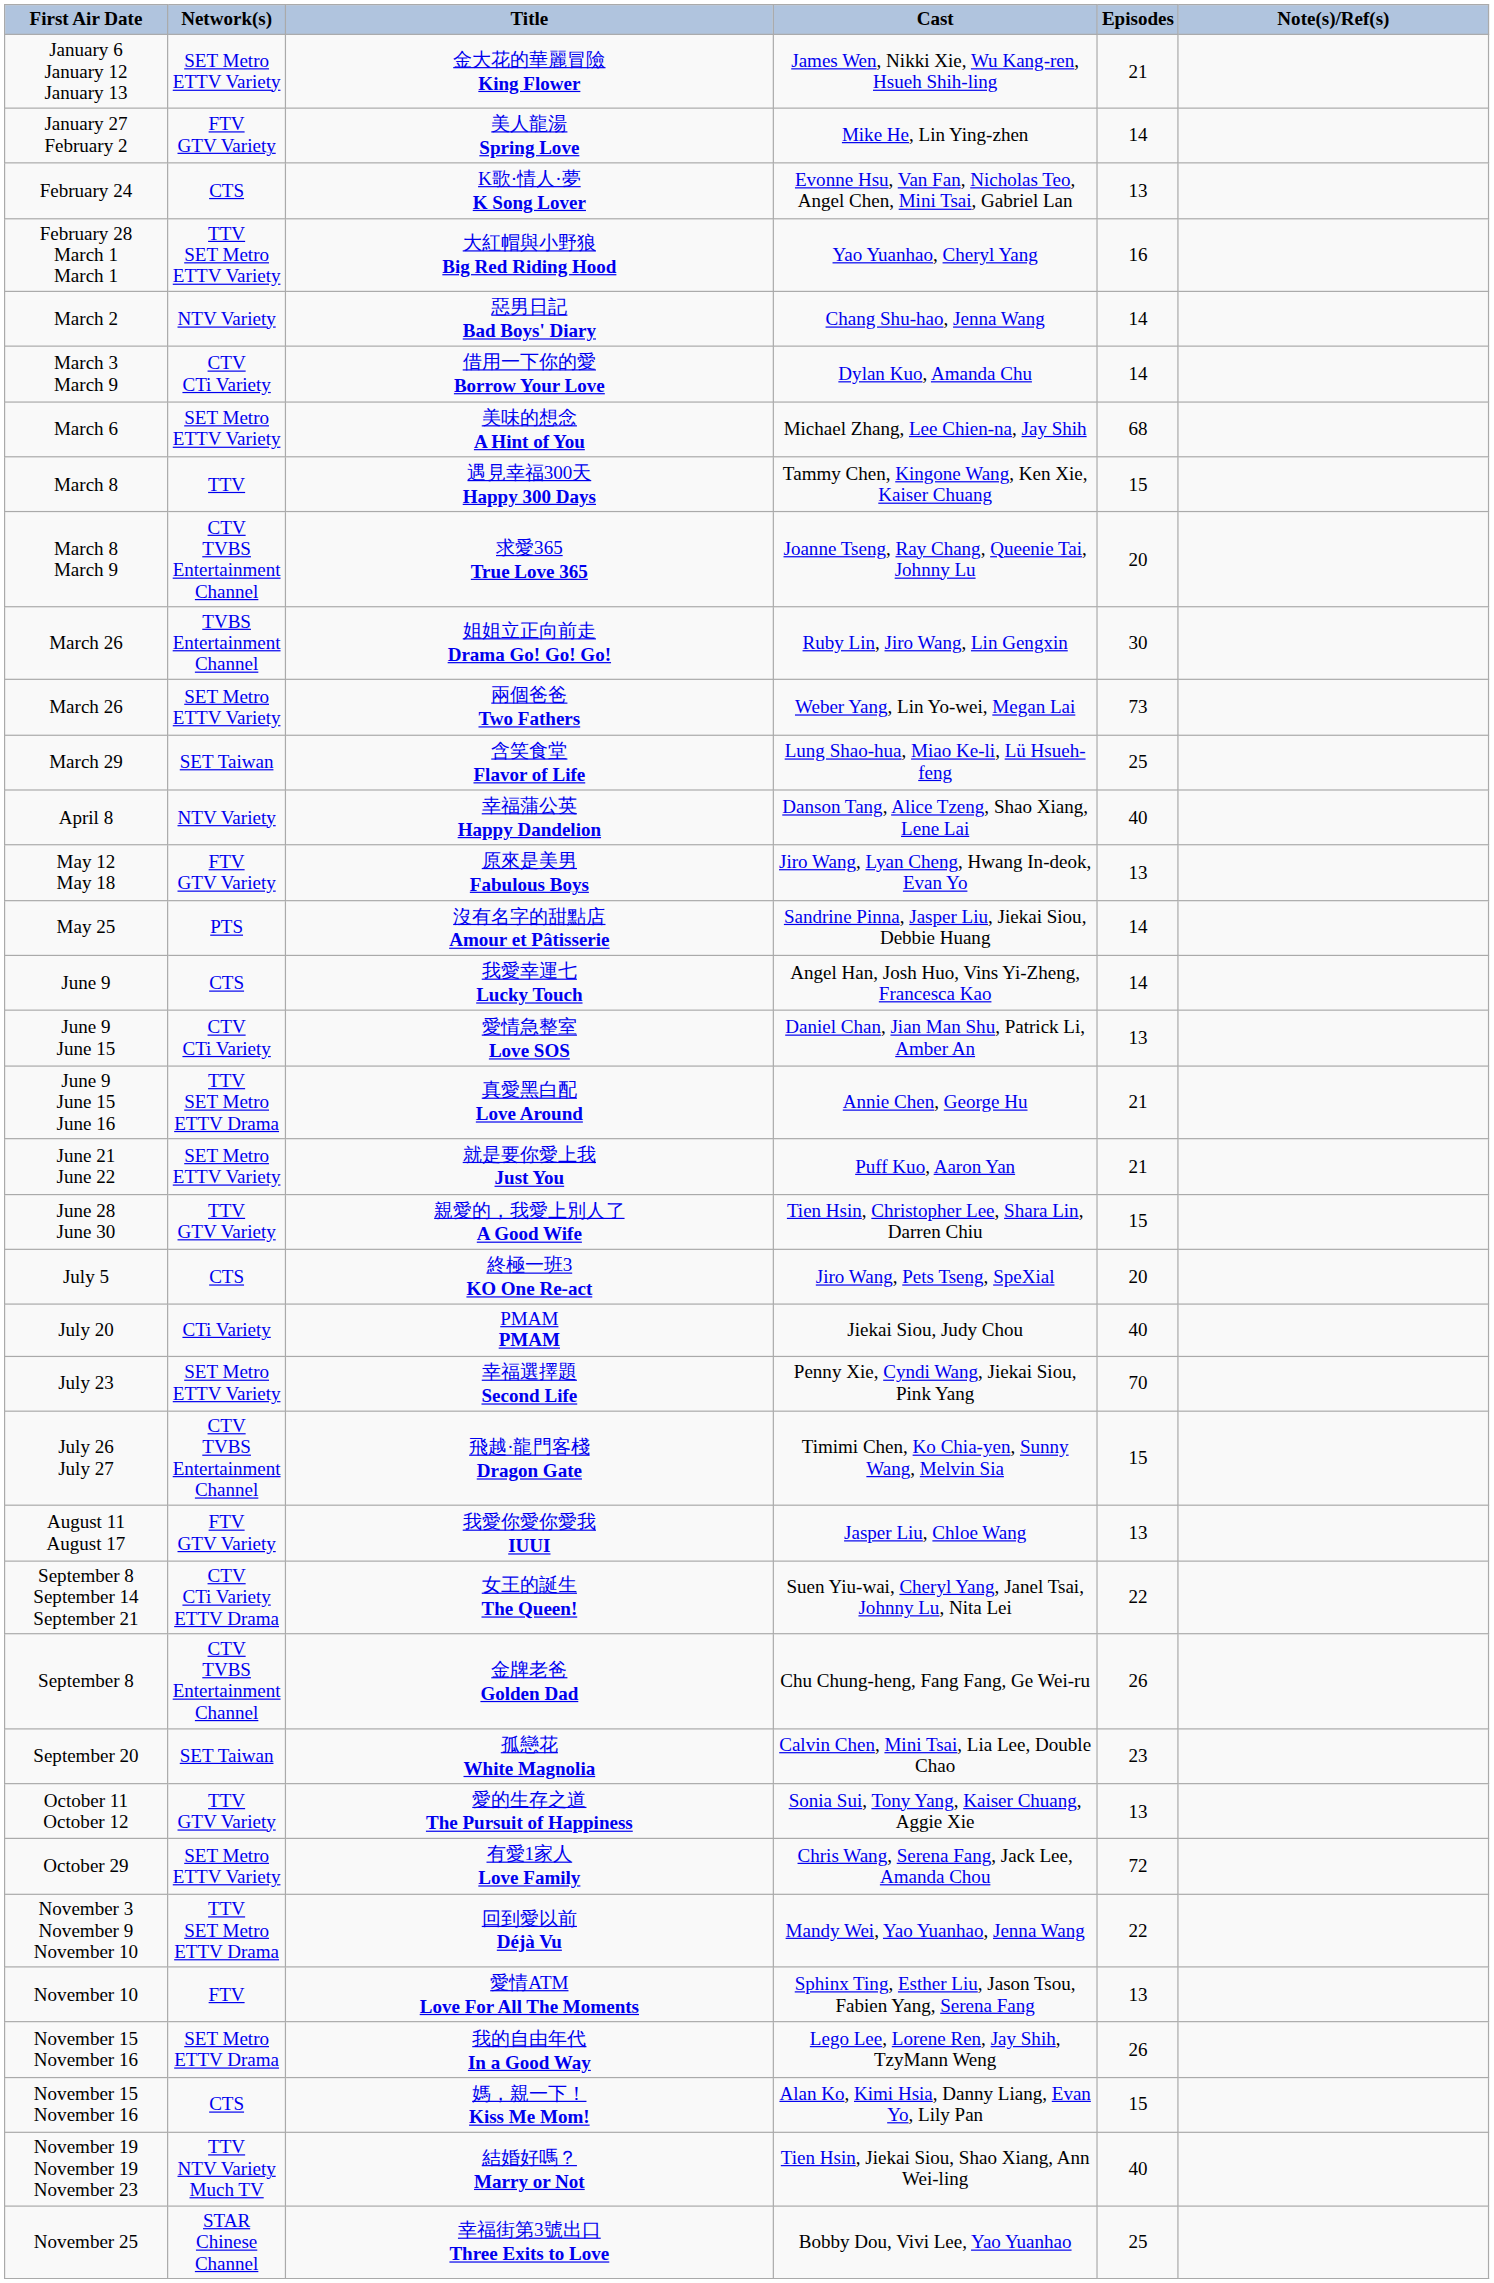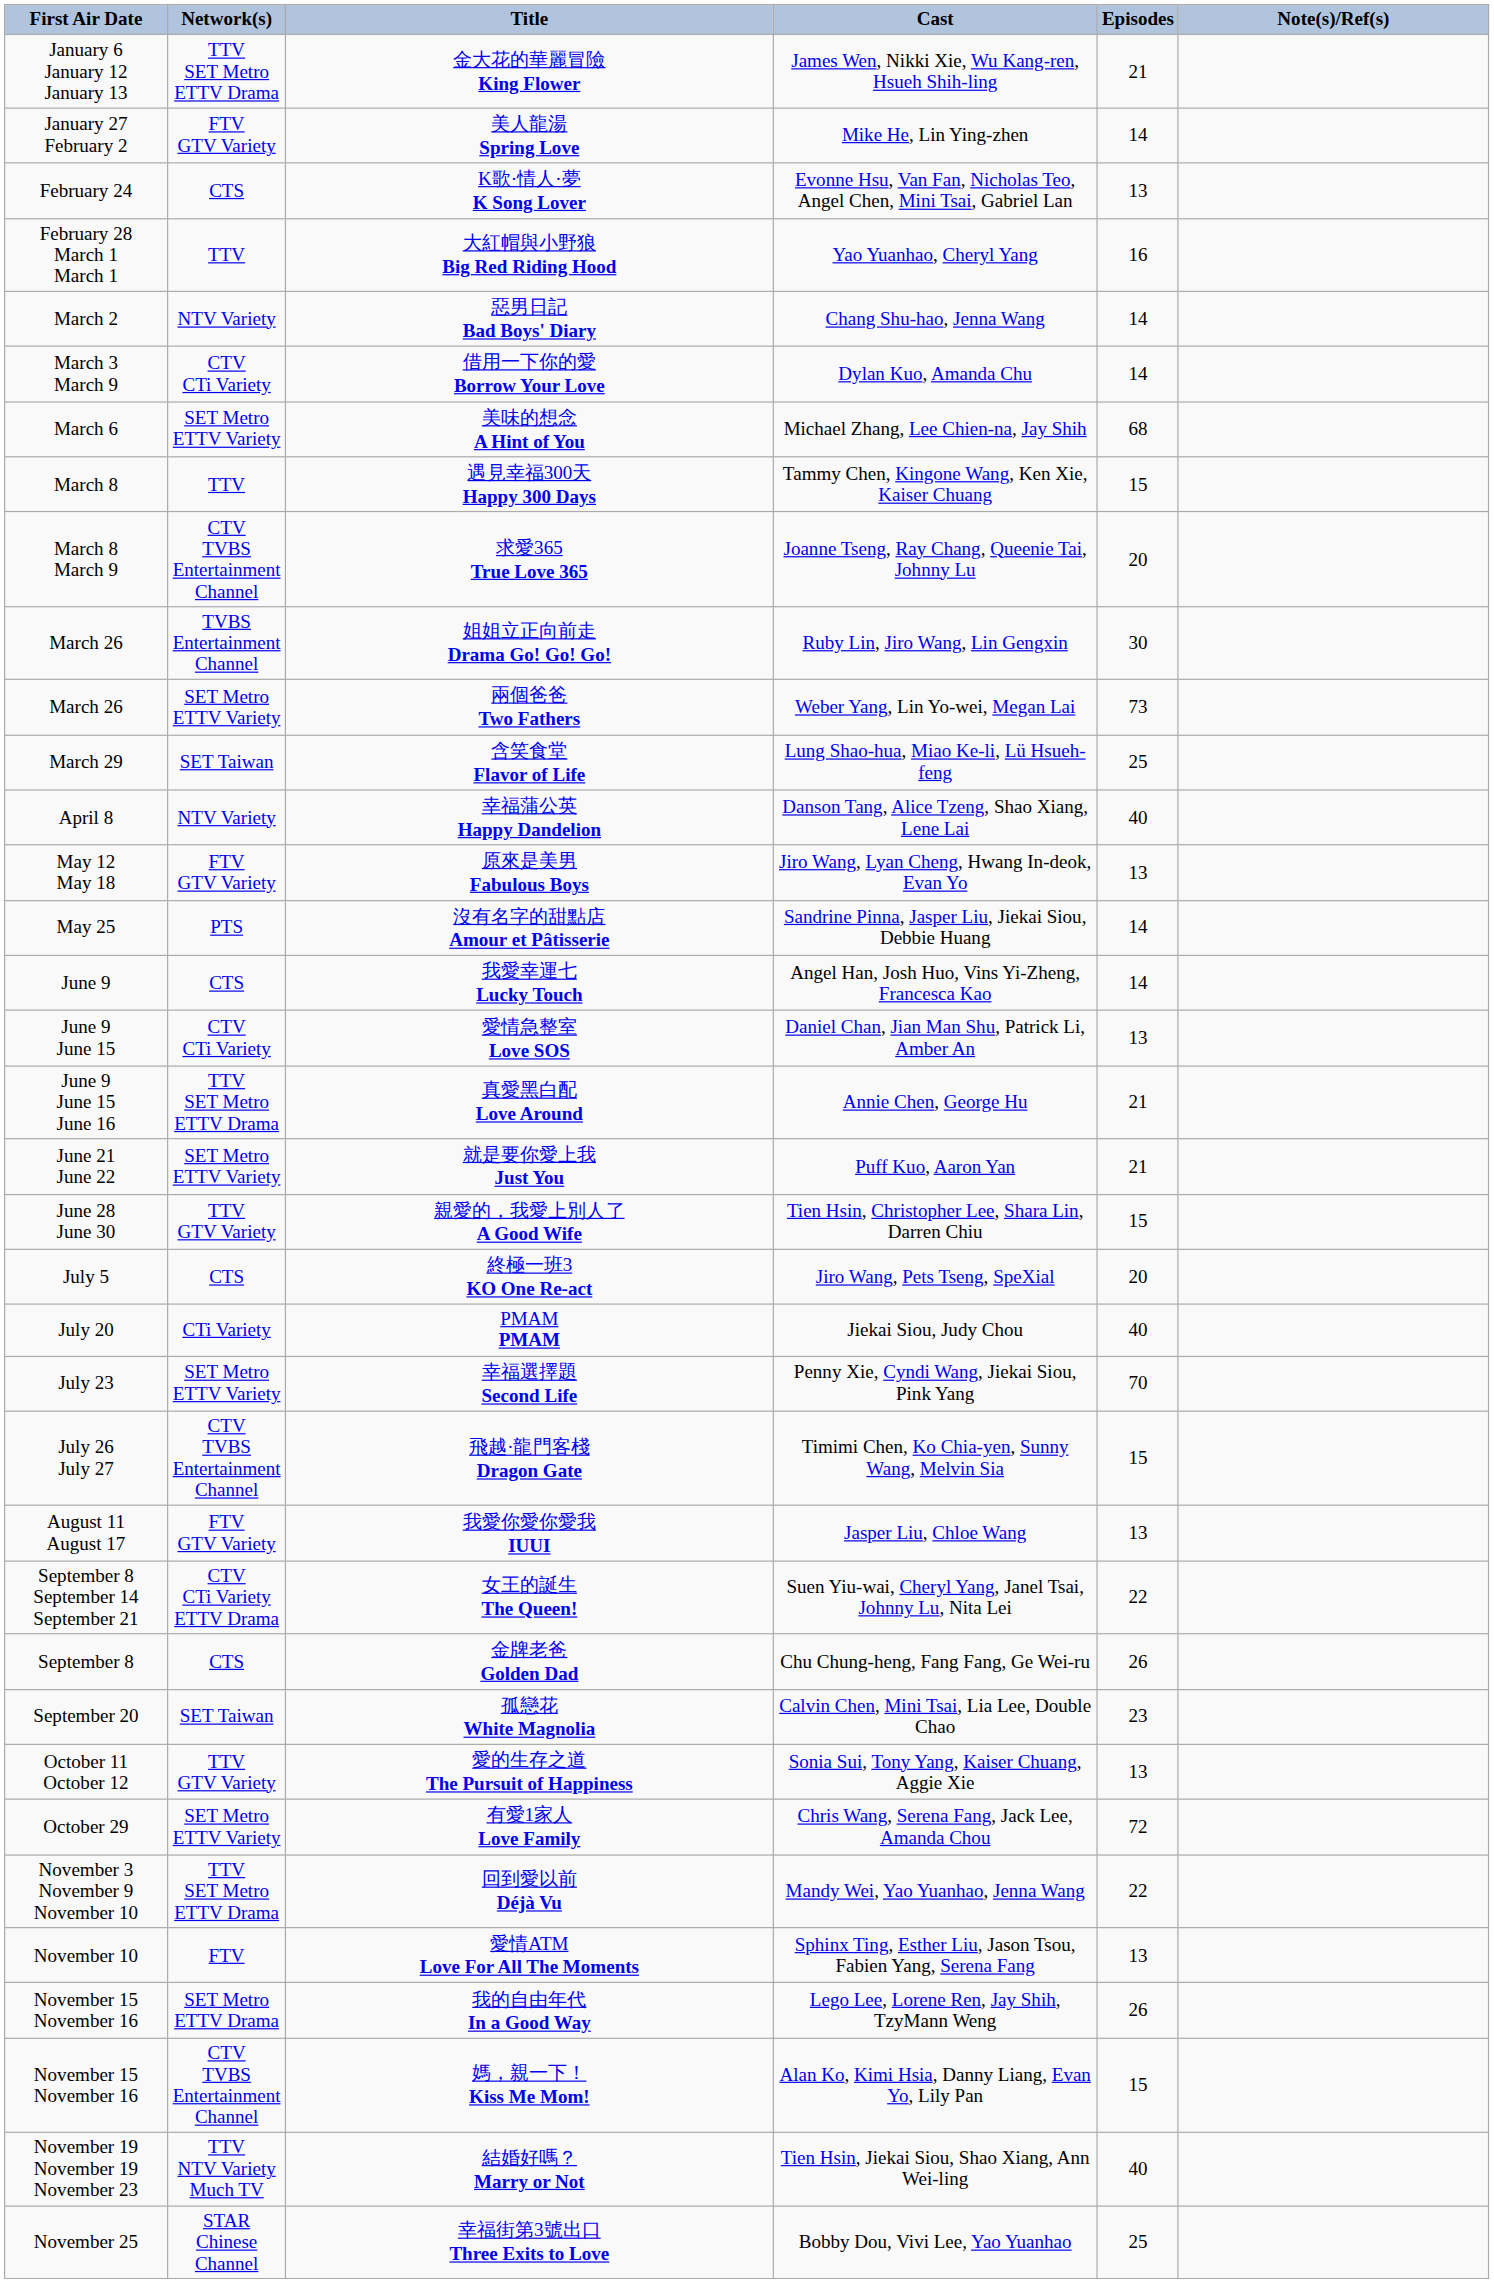(227, 71) SET Metro ETTV Variety -> (227, 71) TTV SET Metro ETTV Drama
(227, 254) TTV SET Metro ETTV Variety -> (227, 254) TTV
(227, 1680) CTV TVBS Entertainment Channel -> (227, 1661) CTS
(227, 2104) CTS -> (227, 2085) CTV TVBS Entertainment Channel
